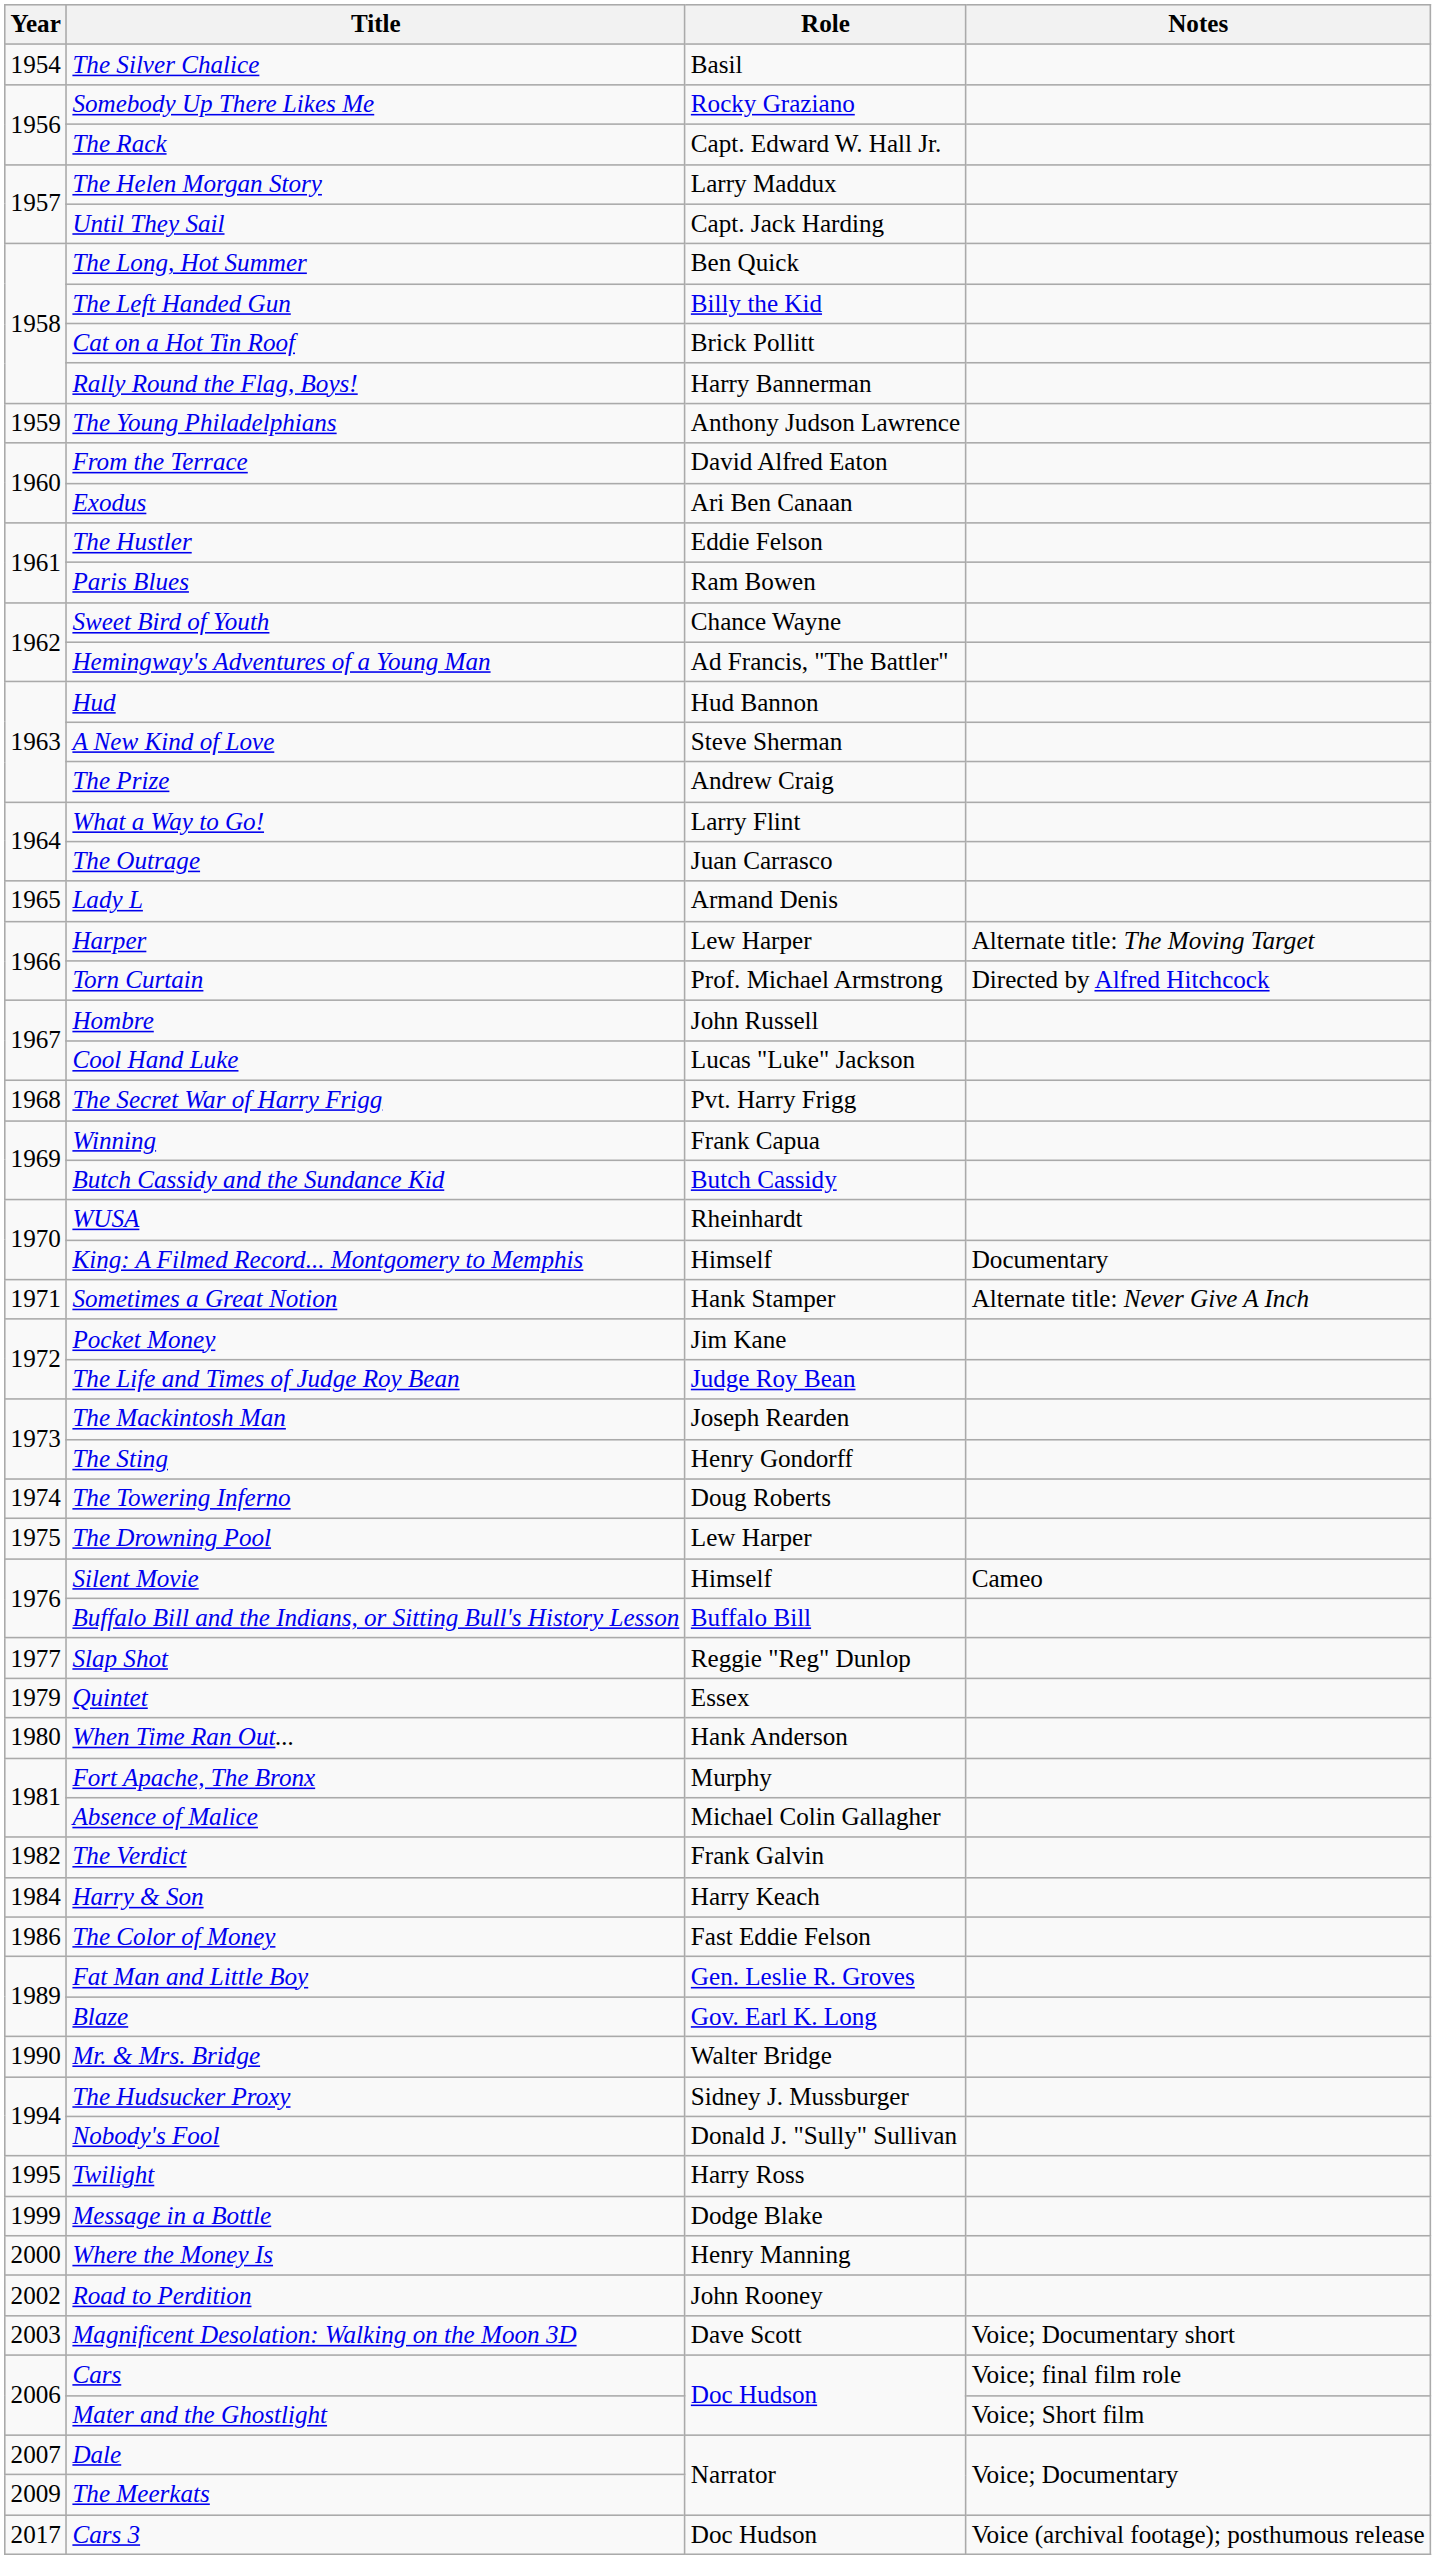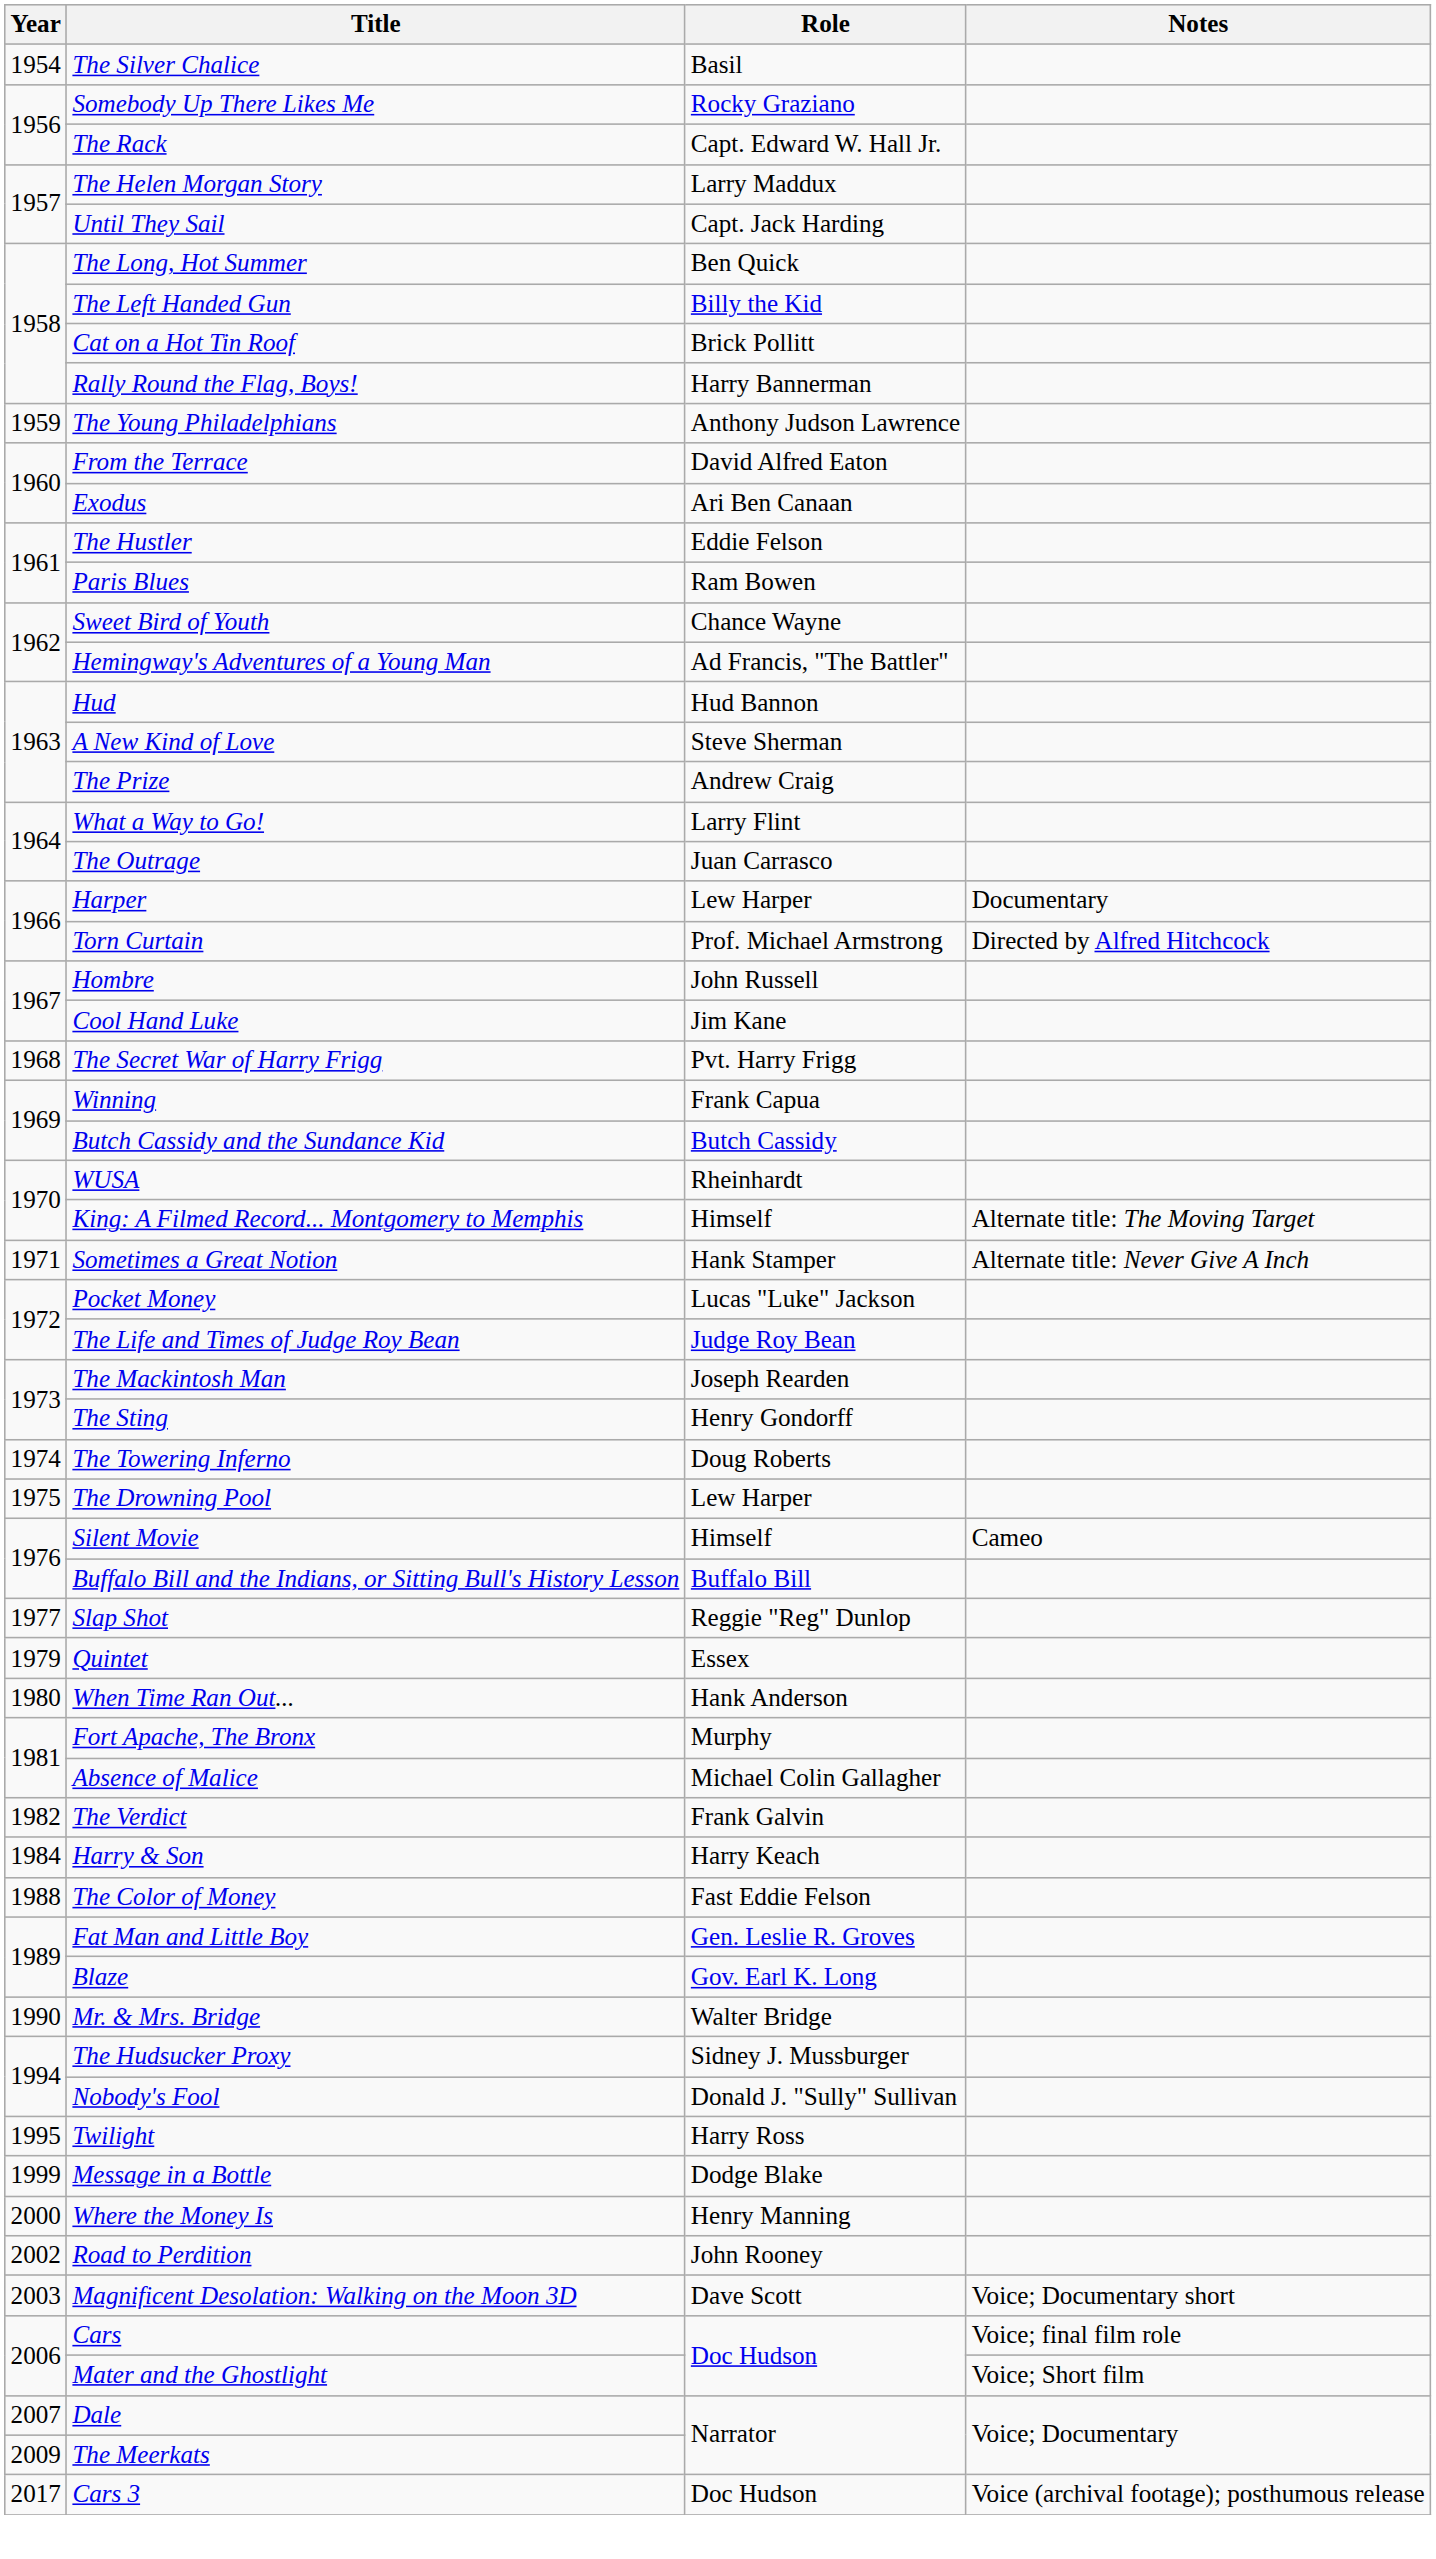- row: (108, 900)
(1143, 940) Alternate title: The Moving Target -> (1040, 900) Documentary
(803, 1060) Lucas "Luke" Jackson -> (739, 1020) Jim Kane
(1040, 1259) Documentary -> (1143, 1219) Alternate title: The Moving Target
(739, 1339) Jim Kane -> (803, 1299) Lucas "Luke" Jackson
(36, 1936) 1986 -> (36, 1896) 1988
